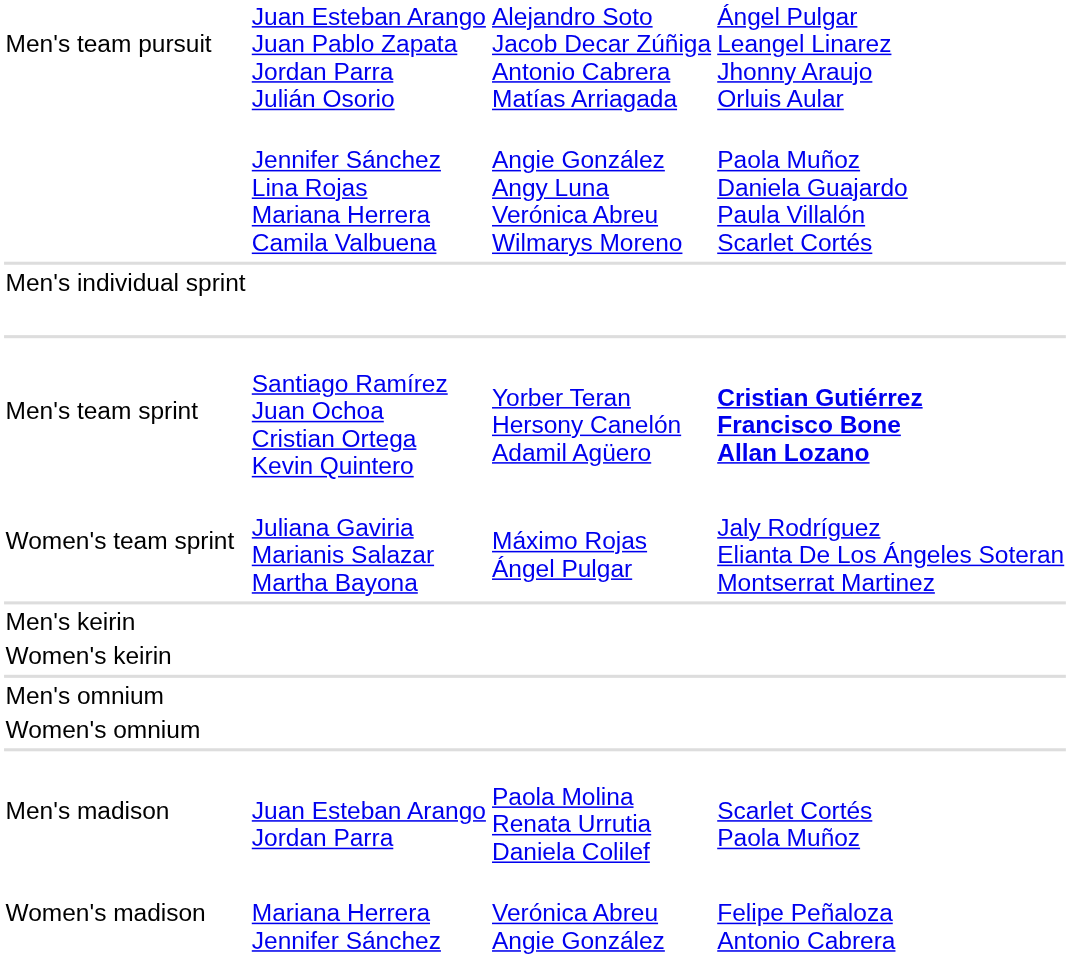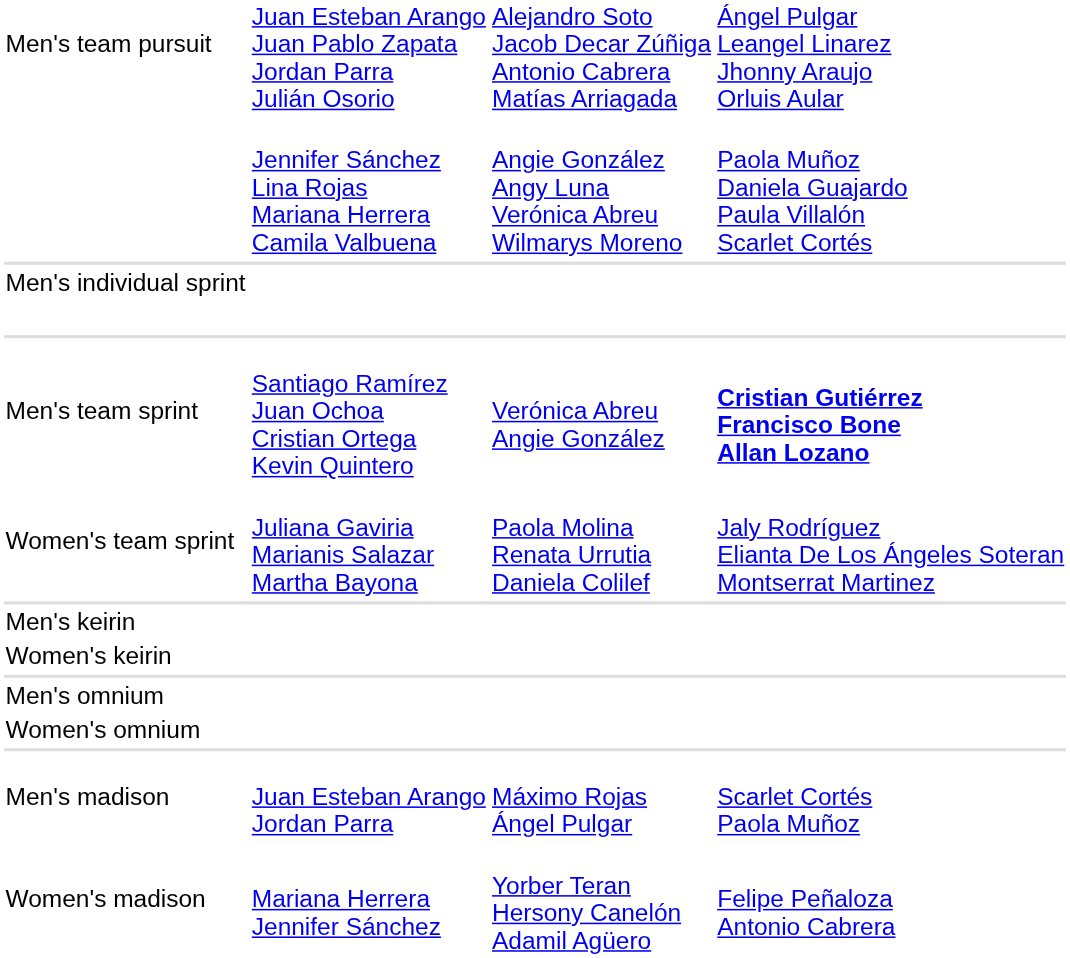(587, 425) Yorber Teran Hersony Canelón Adamil Agüero -> (578, 425) Verónica Abreu Angie González
(570, 555) Máximo Rojas Ángel Pulgar -> (572, 555) Paola Molina Renata Urrutia Daniela Colilef
(572, 824) Paola Molina Renata Urrutia Daniela Colilef -> (570, 810) Máximo Rojas Ángel Pulgar
(578, 926) Verónica Abreu Angie González -> (587, 913) Yorber Teran Hersony Canelón Adamil Agüero
